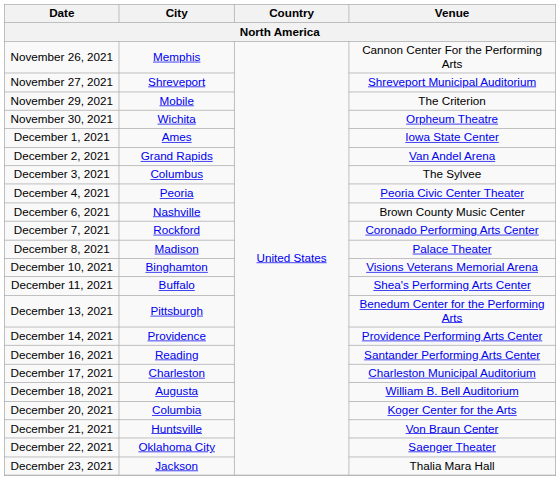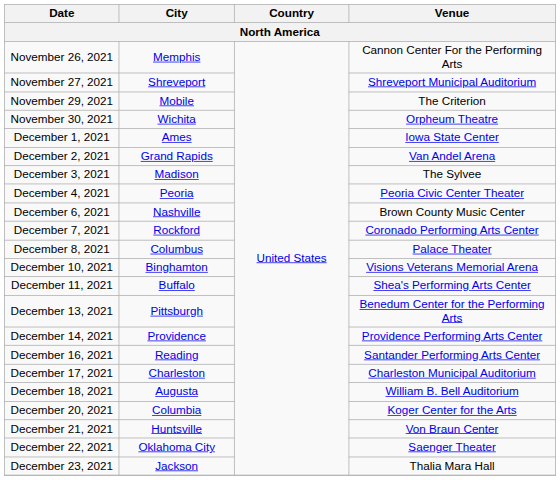(177, 175) Columbus -> (177, 175) Madison
(177, 249) Madison -> (177, 249) Columbus
